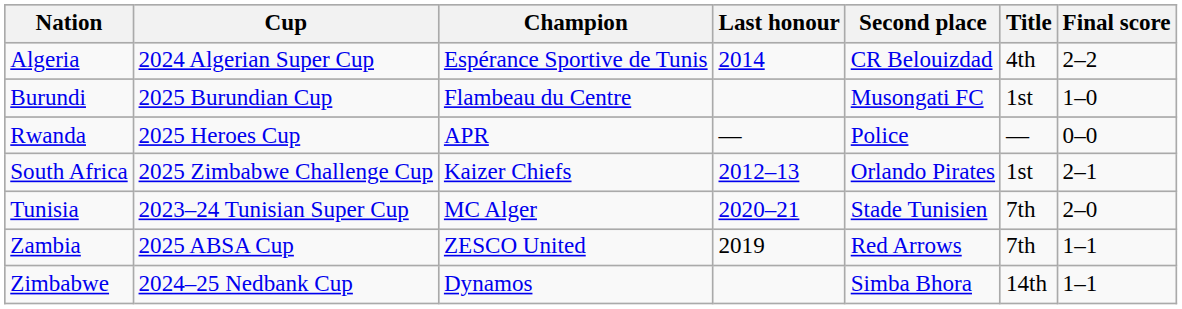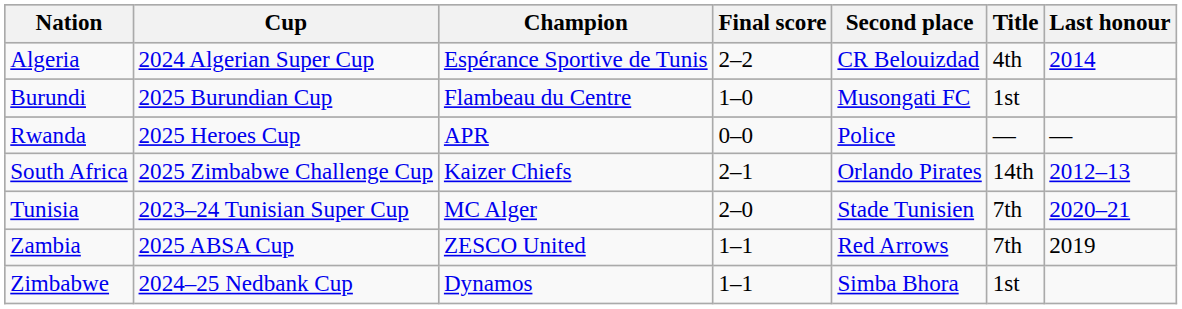columns swapped: (1117, 23) <-> (779, 23)
(1019, 172) 1st -> (1013, 172) 14th
(1026, 284) 14th -> (1006, 284) 1st
